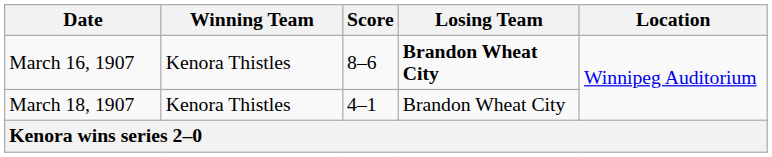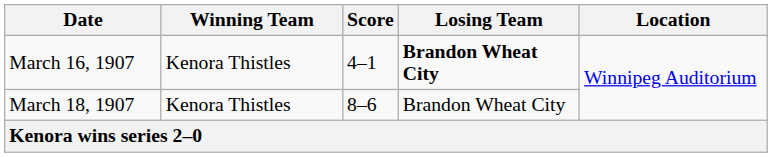(362, 62) 8–6 -> (362, 62) 4–1
(362, 104) 4–1 -> (362, 104) 8–6
